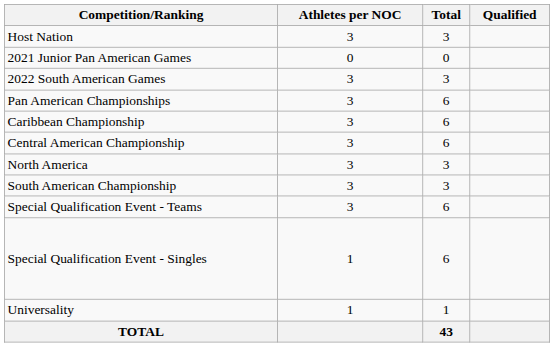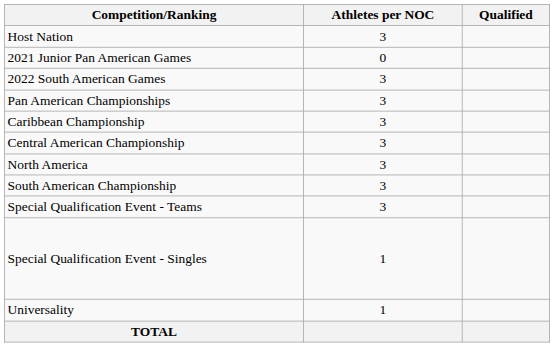- column: (446, 15)
